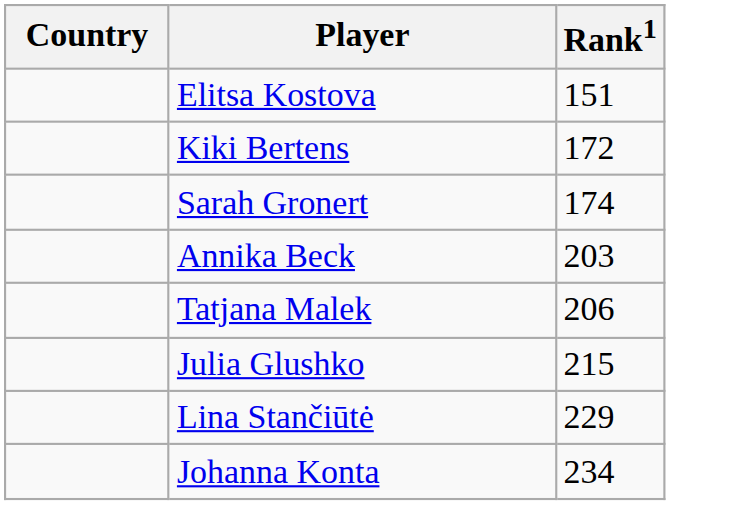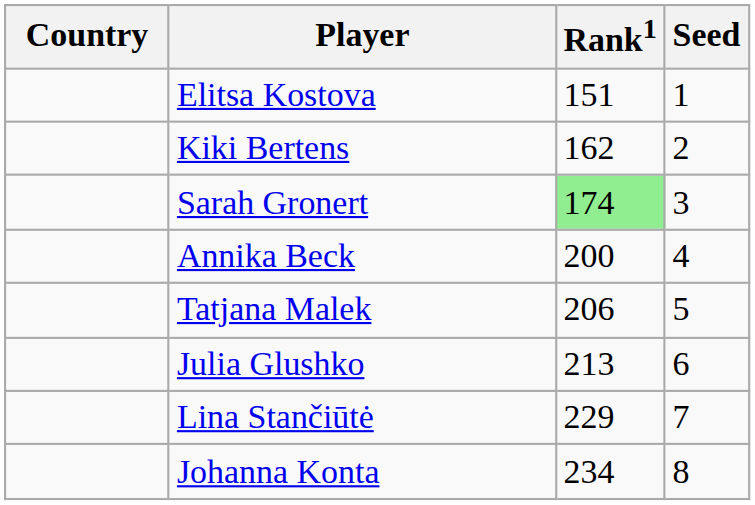+ column: (706, 35)
(589, 148) 172 -> (589, 148) 162
(589, 201) no background -> (589, 201) lightgreen background
(589, 255) 203 -> (589, 255) 200
(589, 363) 215 -> (589, 363) 213
